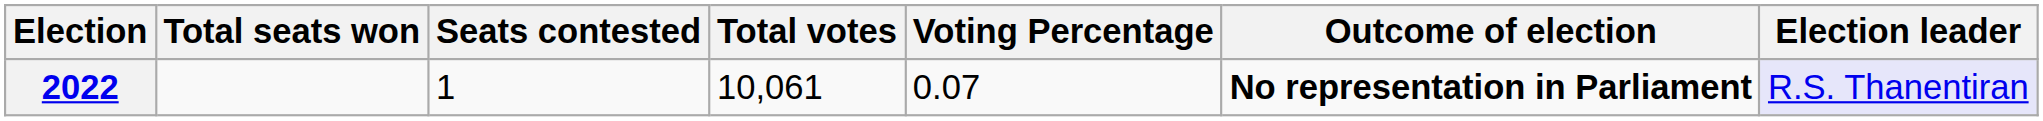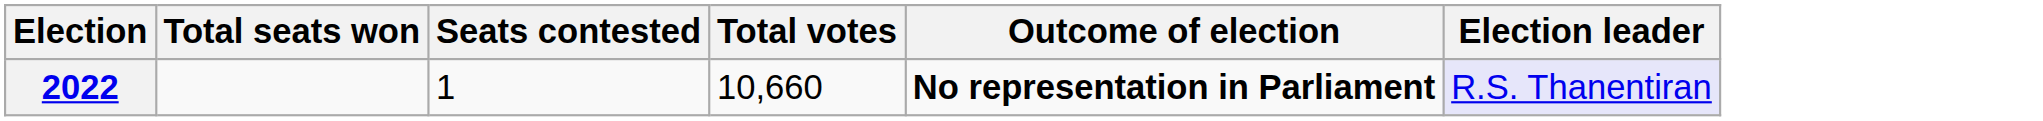- column: (1063, 31)
(770, 86) 10,061 -> (770, 86) 10,660
